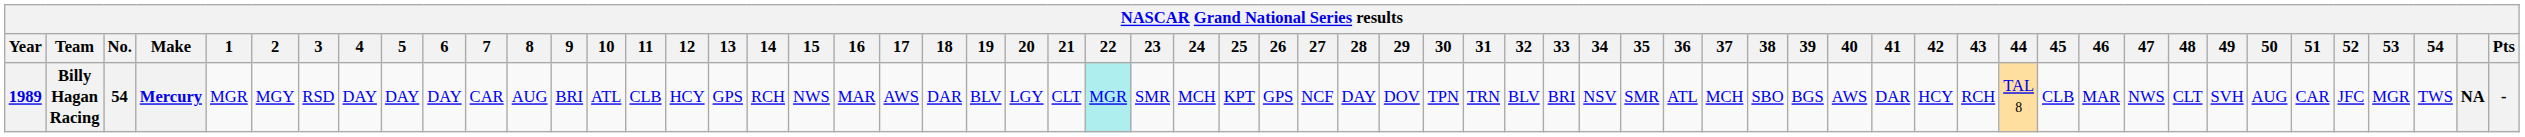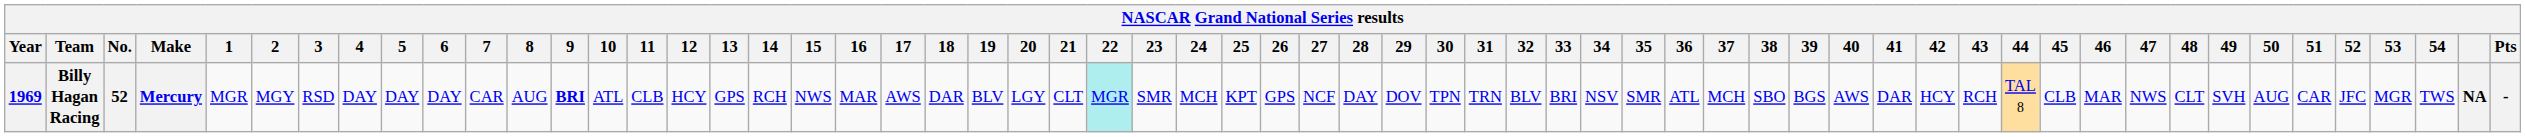(25, 96) 1989 -> (25, 96) 1969
(120, 96) 54 -> (120, 96) 52
(569, 96) normal -> (570, 96) bold
